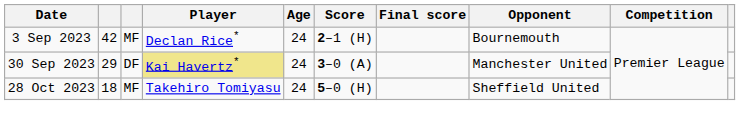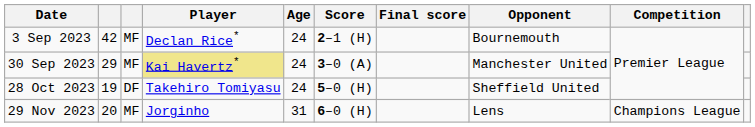(132, 65) DF -> (132, 65) MF
(109, 89) 18 -> (109, 89) 19
(132, 89) MF -> (132, 89) DF
+ row: (51, 111)
